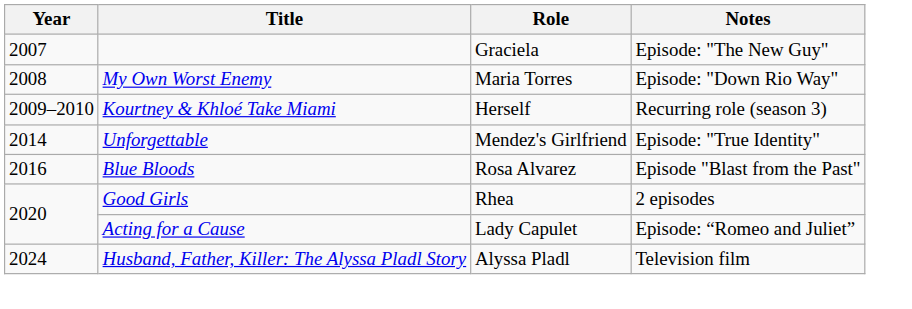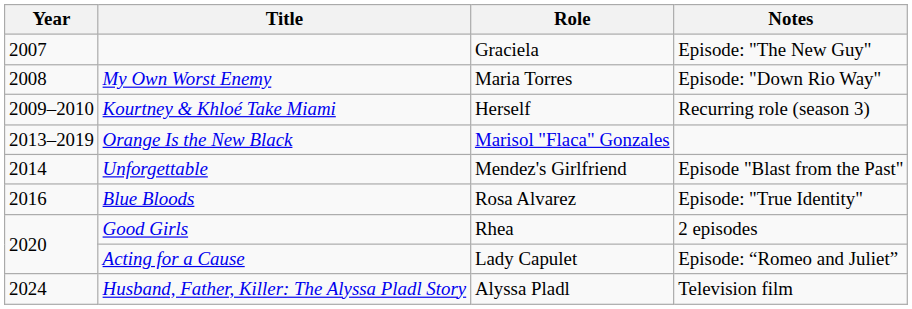+ row: (198, 139)
(728, 139) Episode: "True Identity" -> (791, 169) Episode "Blast from the Past"
(748, 169) Episode "Blast from the Past" -> (771, 199) Episode: "True Identity"
